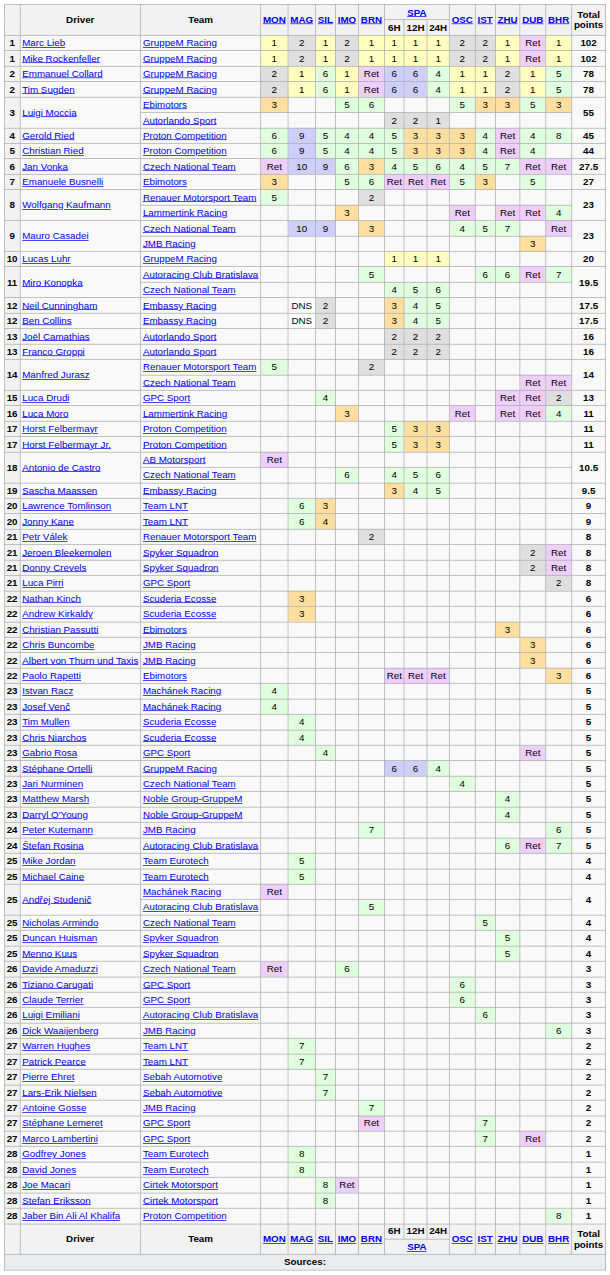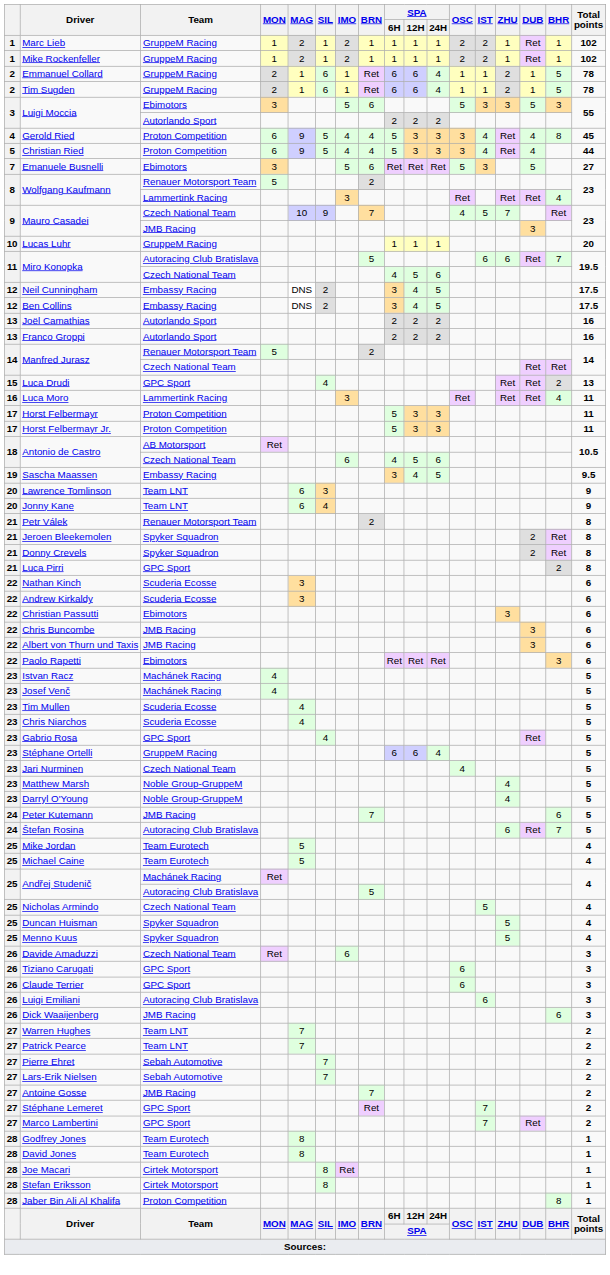(438, 120) 1 -> (438, 120) 2
- row: (45, 166)
(371, 228) 3 -> (371, 212) 7
